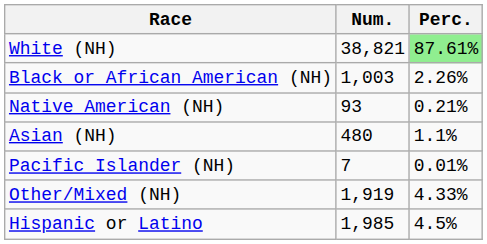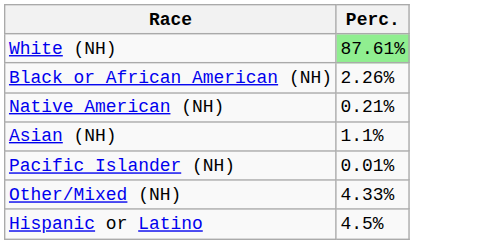- column: (373, 19)
